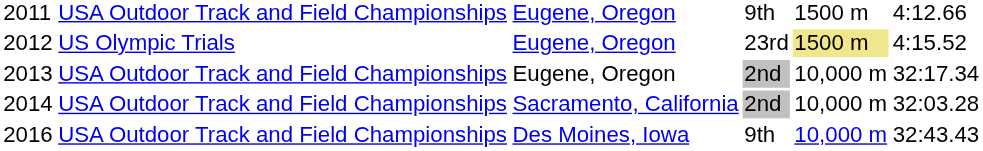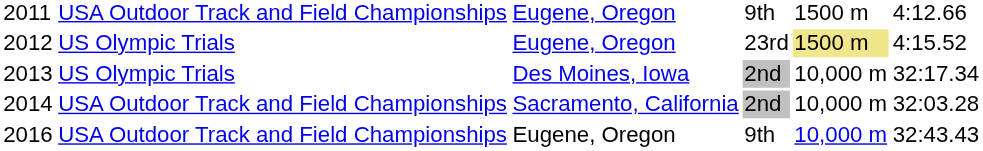(283, 73) USA Outdoor Track and Field Championships -> (147, 73) US Olympic Trials
(594, 73) Eugene, Oregon -> (601, 73) Des Moines, Iowa
(601, 134) Des Moines, Iowa -> (594, 134) Eugene, Oregon
